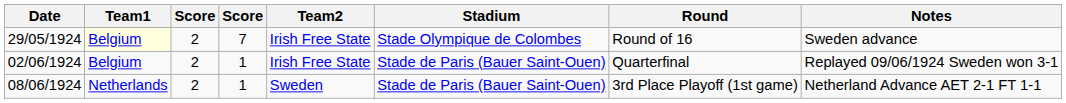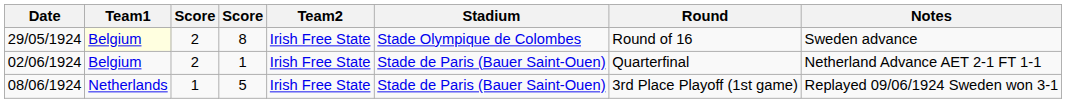(243, 39) 7 -> (243, 39) 8
(931, 62) Replayed 09/06/1924 Sweden won 3-1 -> (923, 62) Netherland Advance AET 2-1 FT 1-1
(195, 86) 2 -> (195, 86) 1
(243, 86) 1 -> (243, 86) 5
(296, 86) Sweden -> (320, 86) Irish Free State
(923, 86) Netherland Advance AET 2-1 FT 1-1 -> (931, 86) Replayed 09/06/1924 Sweden won 3-1
